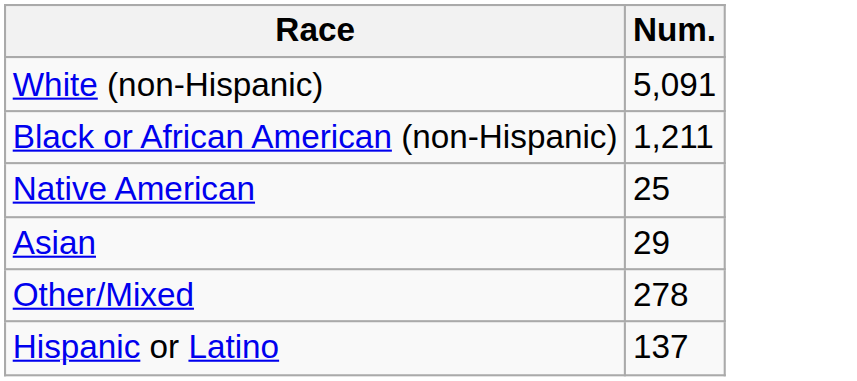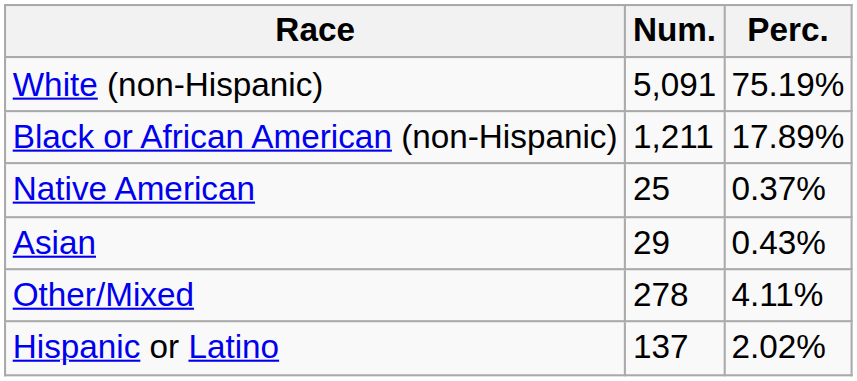+ column: (788, 30)
